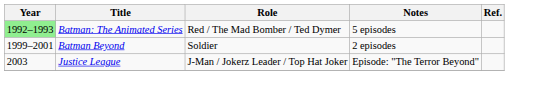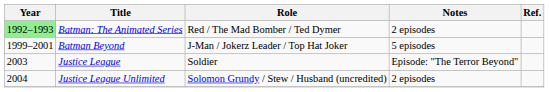(374, 29) 5 episodes -> (413, 29) 2 episodes
(202, 45) Soldier -> (267, 45) J-Man / Jokerz Leader / Top Hat Joker
(374, 45) 2 episodes -> (413, 45) 5 episodes
(267, 62) J-Man / Jokerz Leader / Top Hat Joker -> (202, 62) Soldier
+ row: (111, 78)
